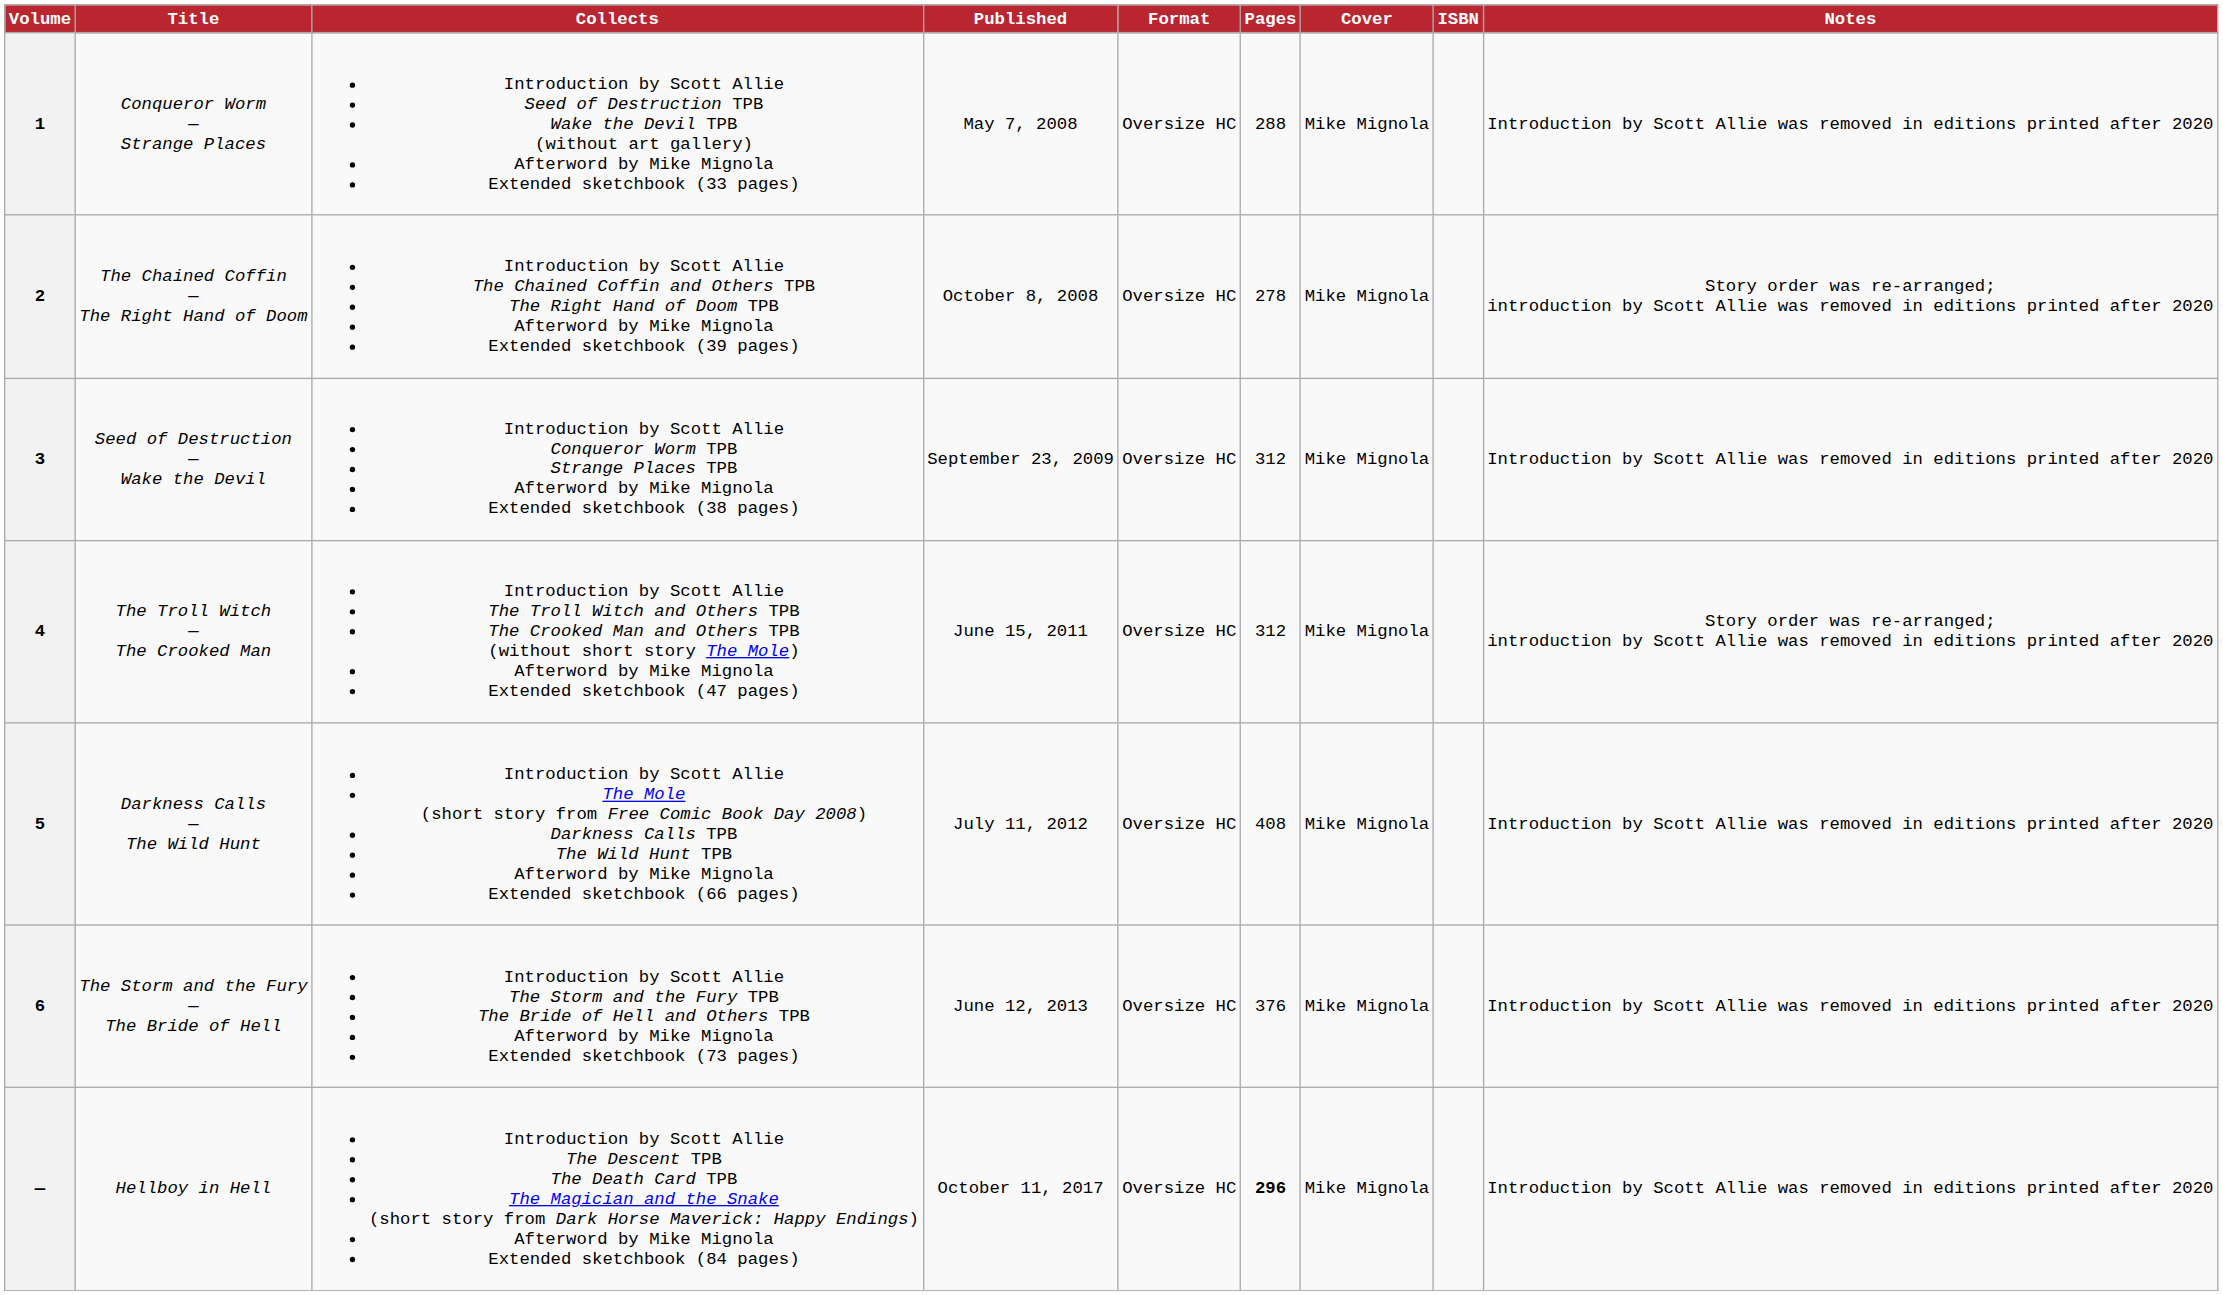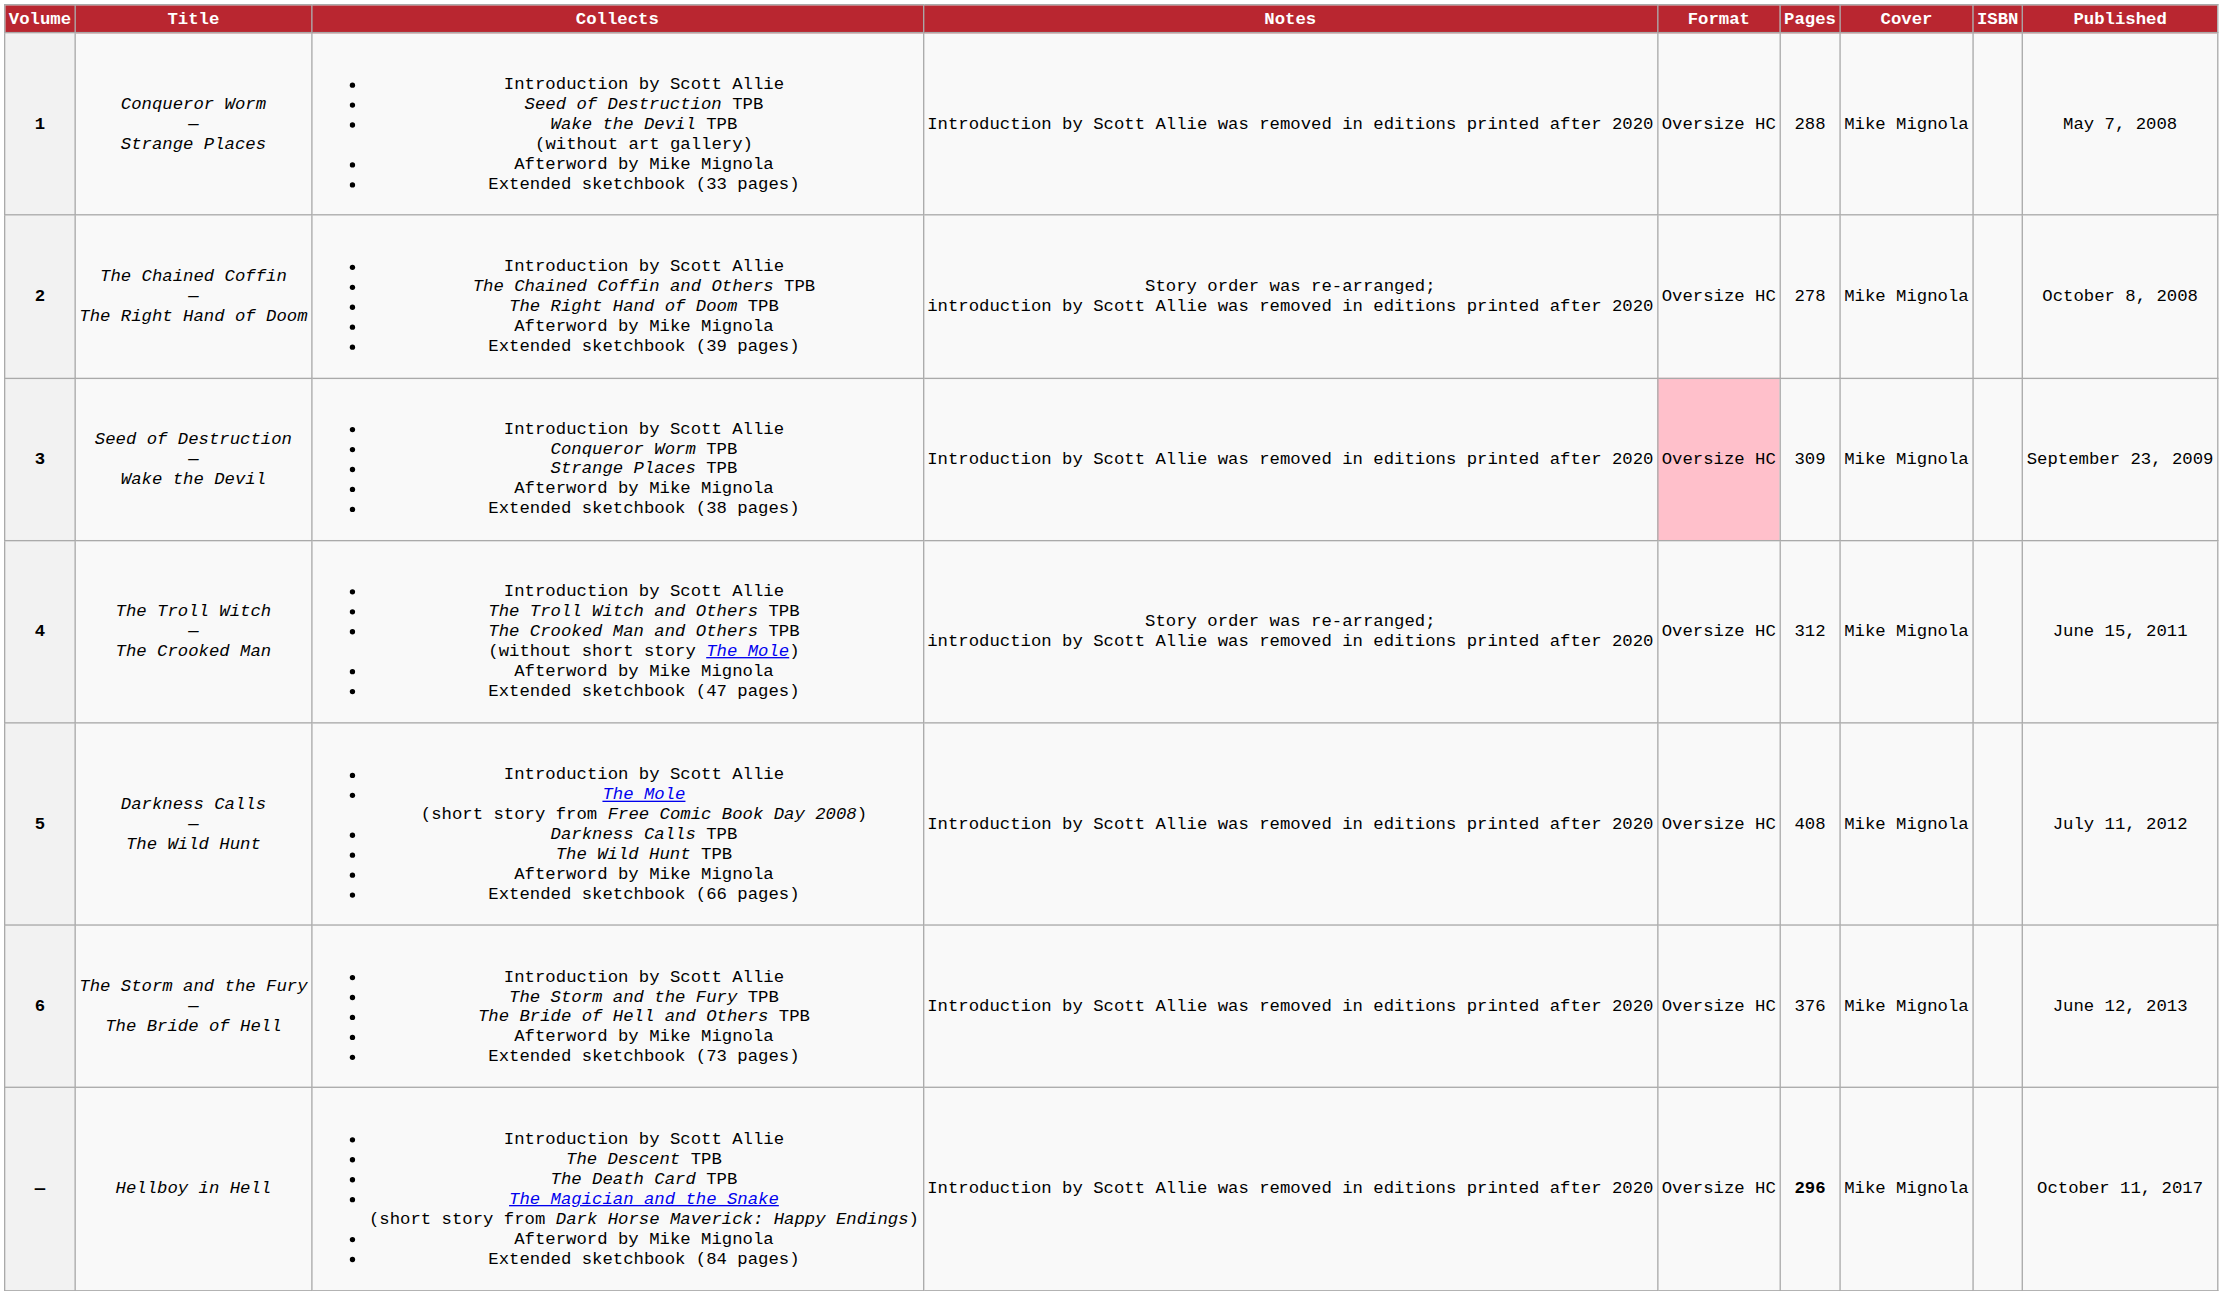columns swapped: (1021, 19) <-> (1850, 19)
(1179, 459) no background -> (1719, 459) pink background
(1270, 459) 312 -> (1810, 459) 309
